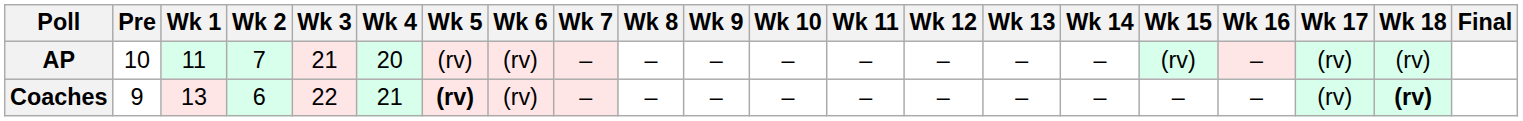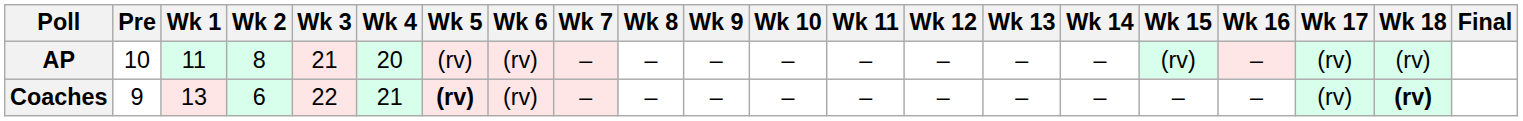(259, 60) 7 -> (259, 60) 8
